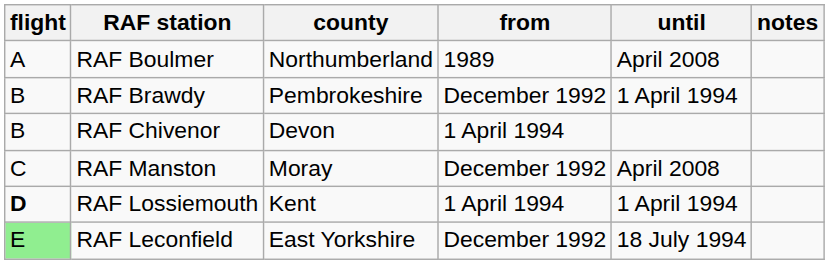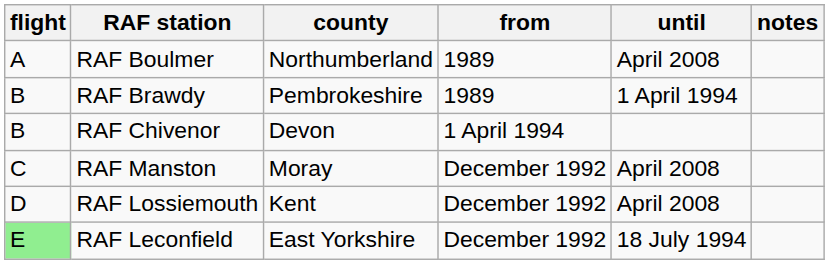(525, 95) December 1992 -> (469, 95) 1989
(18, 204) bold -> (18, 204) normal
(504, 204) 1 April 1994 -> (525, 204) December 1992
(677, 204) 1 April 1994 -> (668, 204) April 2008
